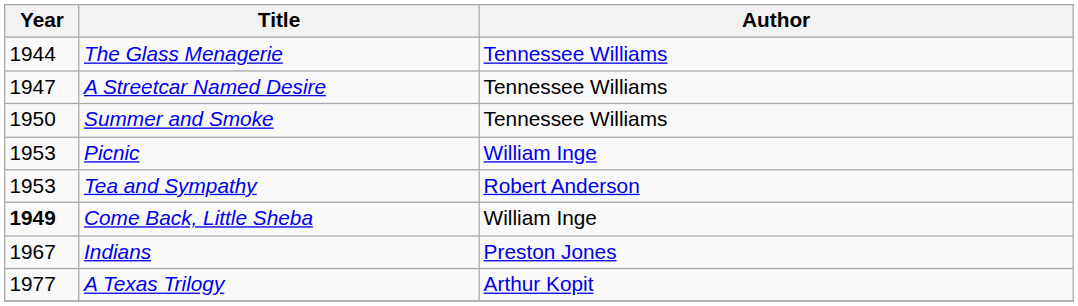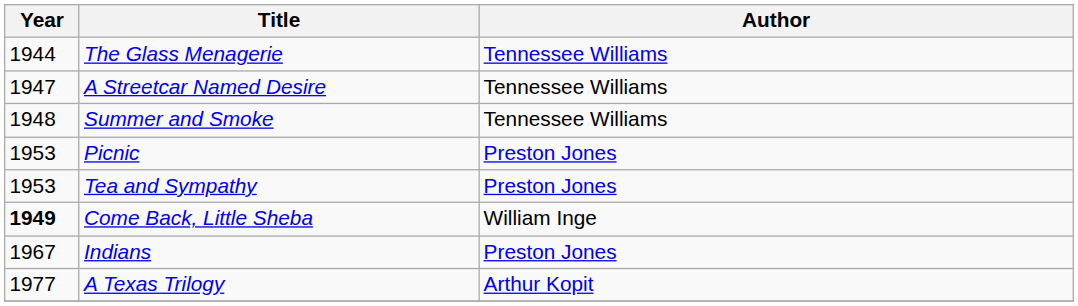(33, 119) 1950 -> (33, 119) 1948
(540, 152) William Inge -> (550, 152) Preston Jones
(562, 185) Robert Anderson -> (550, 185) Preston Jones
